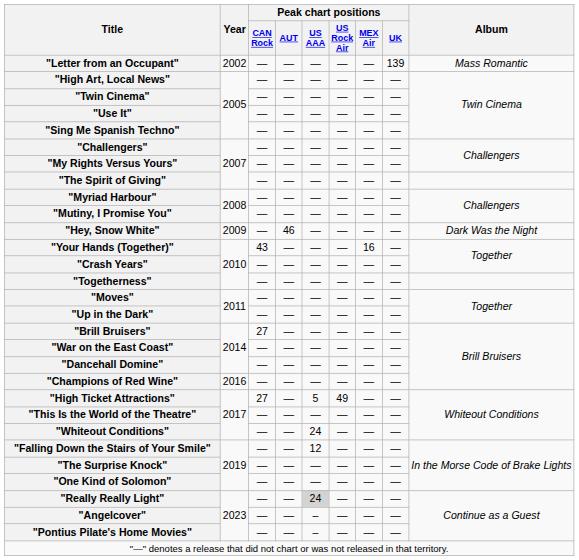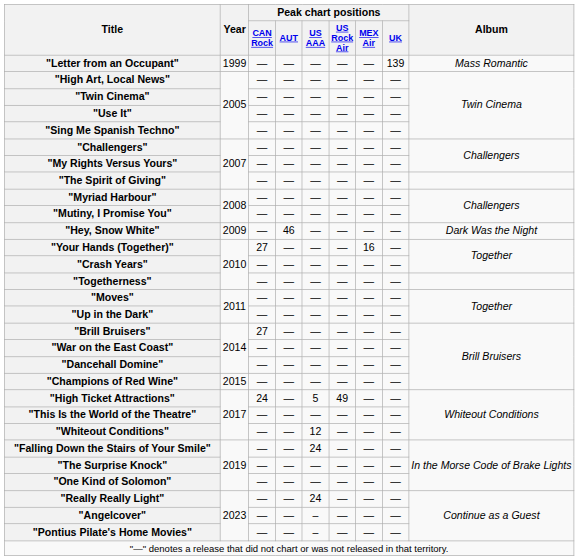(235, 63) 2002 -> (235, 63) 1999
(262, 247) 43 -> (262, 247) 27
(235, 381) 2016 -> (235, 381) 2015
(262, 398) 27 -> (262, 398) 24
(315, 432) 24 -> (315, 432) 12
(315, 448) 12 -> (315, 448) 24
(315, 499) lightgrey background -> (315, 499) no background
